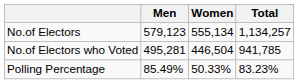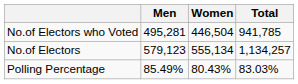rows swapped: (44, 32) <-> (73, 50)
(211, 69) 50.33% -> (211, 69) 80.43%
(259, 69) 83.23% -> (259, 69) 83.03%
